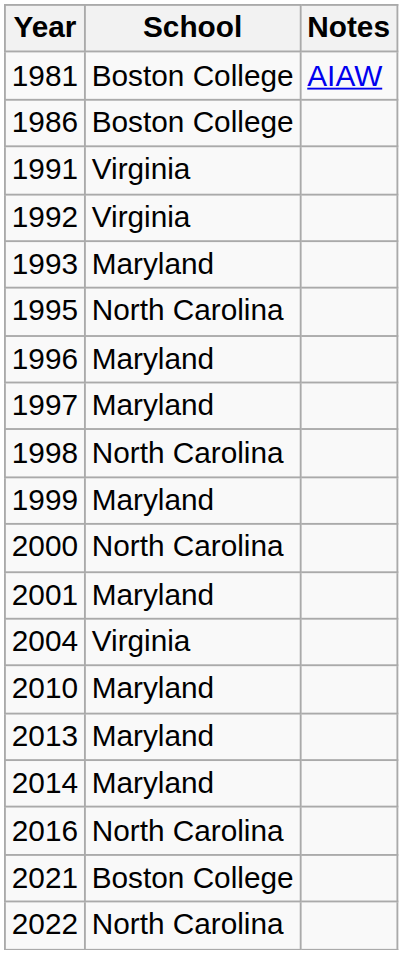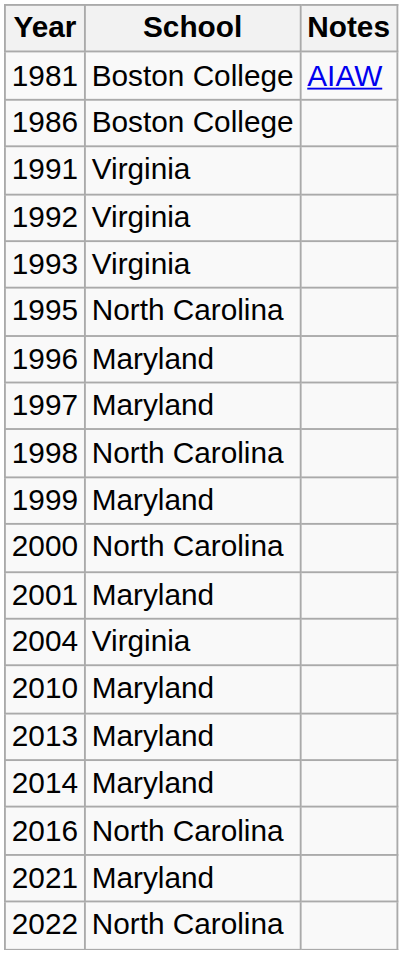(153, 264) Maryland -> (141, 264) Virginia
(193, 877) Boston College -> (153, 877) Maryland
